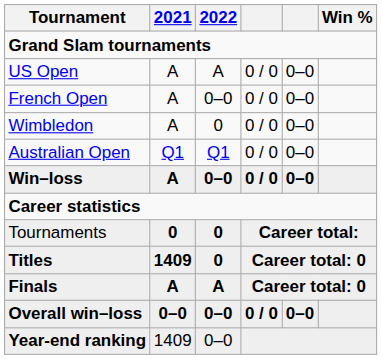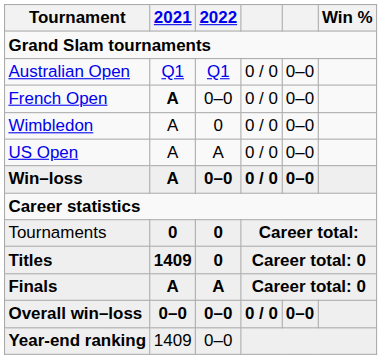rows swapped: (69, 152) <-> (43, 71)
(173, 98) normal -> (173, 98) bold
